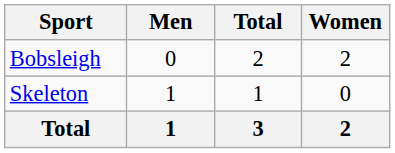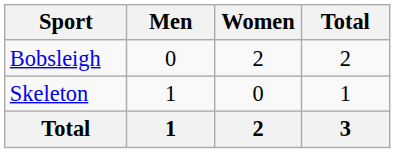columns swapped: (345, 22) <-> (258, 22)
